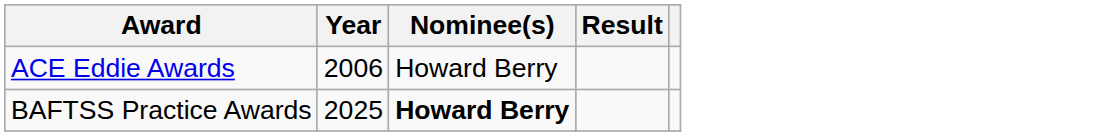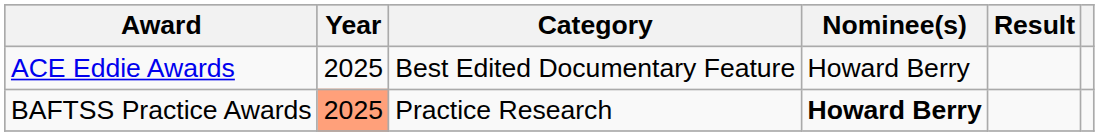+ column: (595, 25)
(353, 67) 2006 -> (353, 67) 2025
(353, 109) no background -> (353, 109) lightsalmon background
